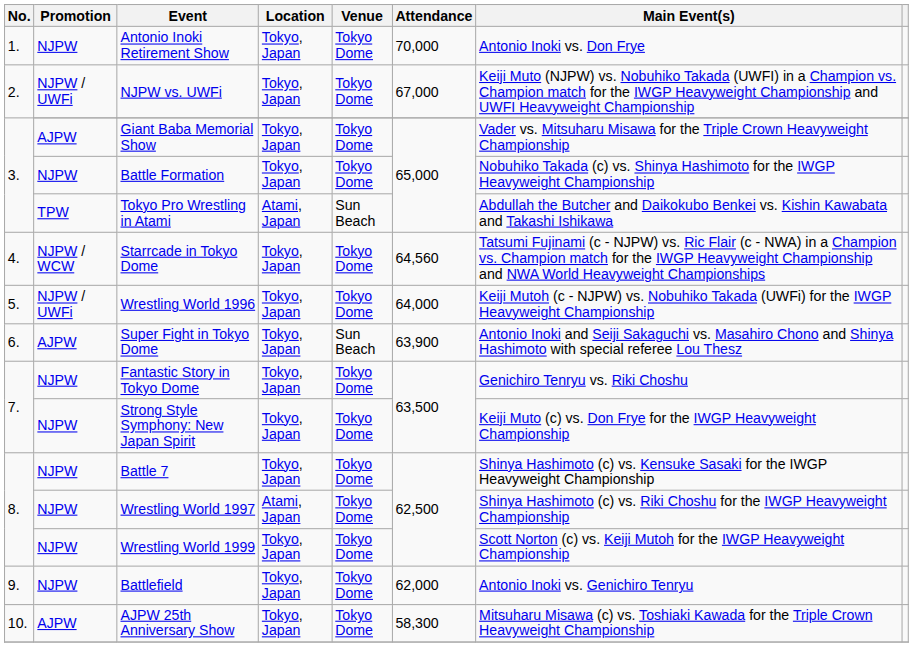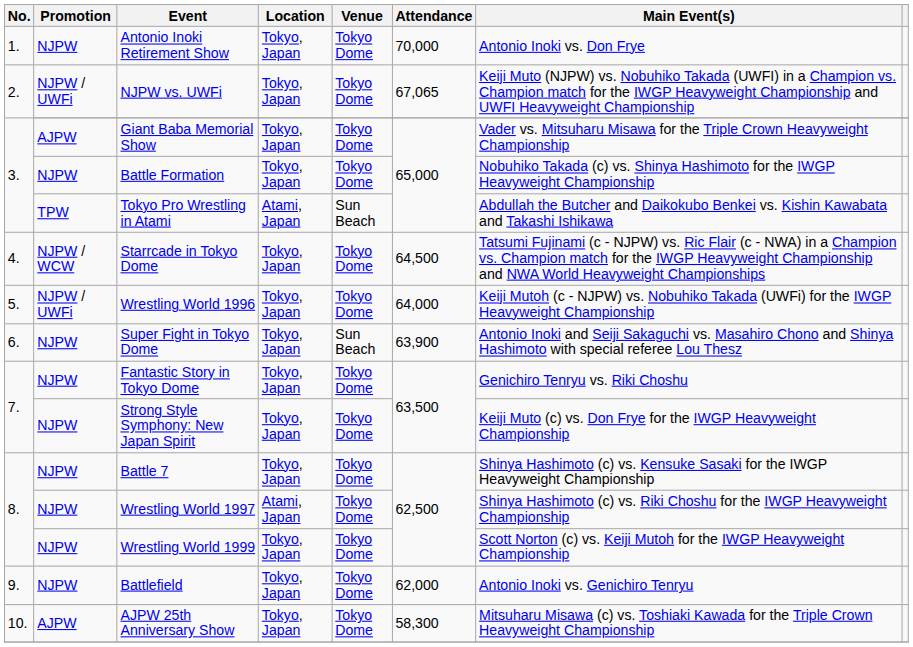(417, 91) 67,000 -> (417, 91) 67,065
(417, 258) 64,560 -> (417, 258) 64,500
(57, 342) AJPW -> (57, 342) NJPW
